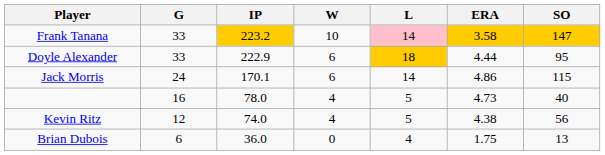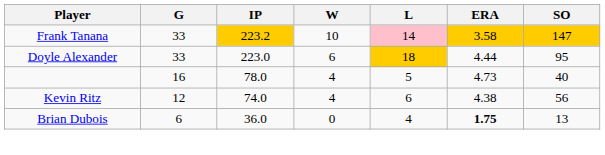(255, 56) 222.9 -> (255, 56) 223.0
- row: (72, 77)
(409, 118) 5 -> (409, 98) 6
(485, 139) normal -> (485, 118) bold
